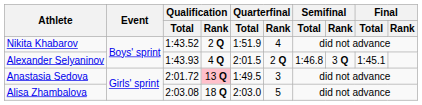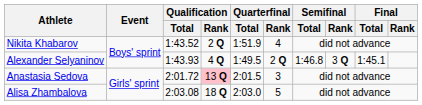(247, 60) 2:01.5 -> (247, 60) 1:49.5
(247, 76) 1:49.5 -> (247, 76) 2:01.5
